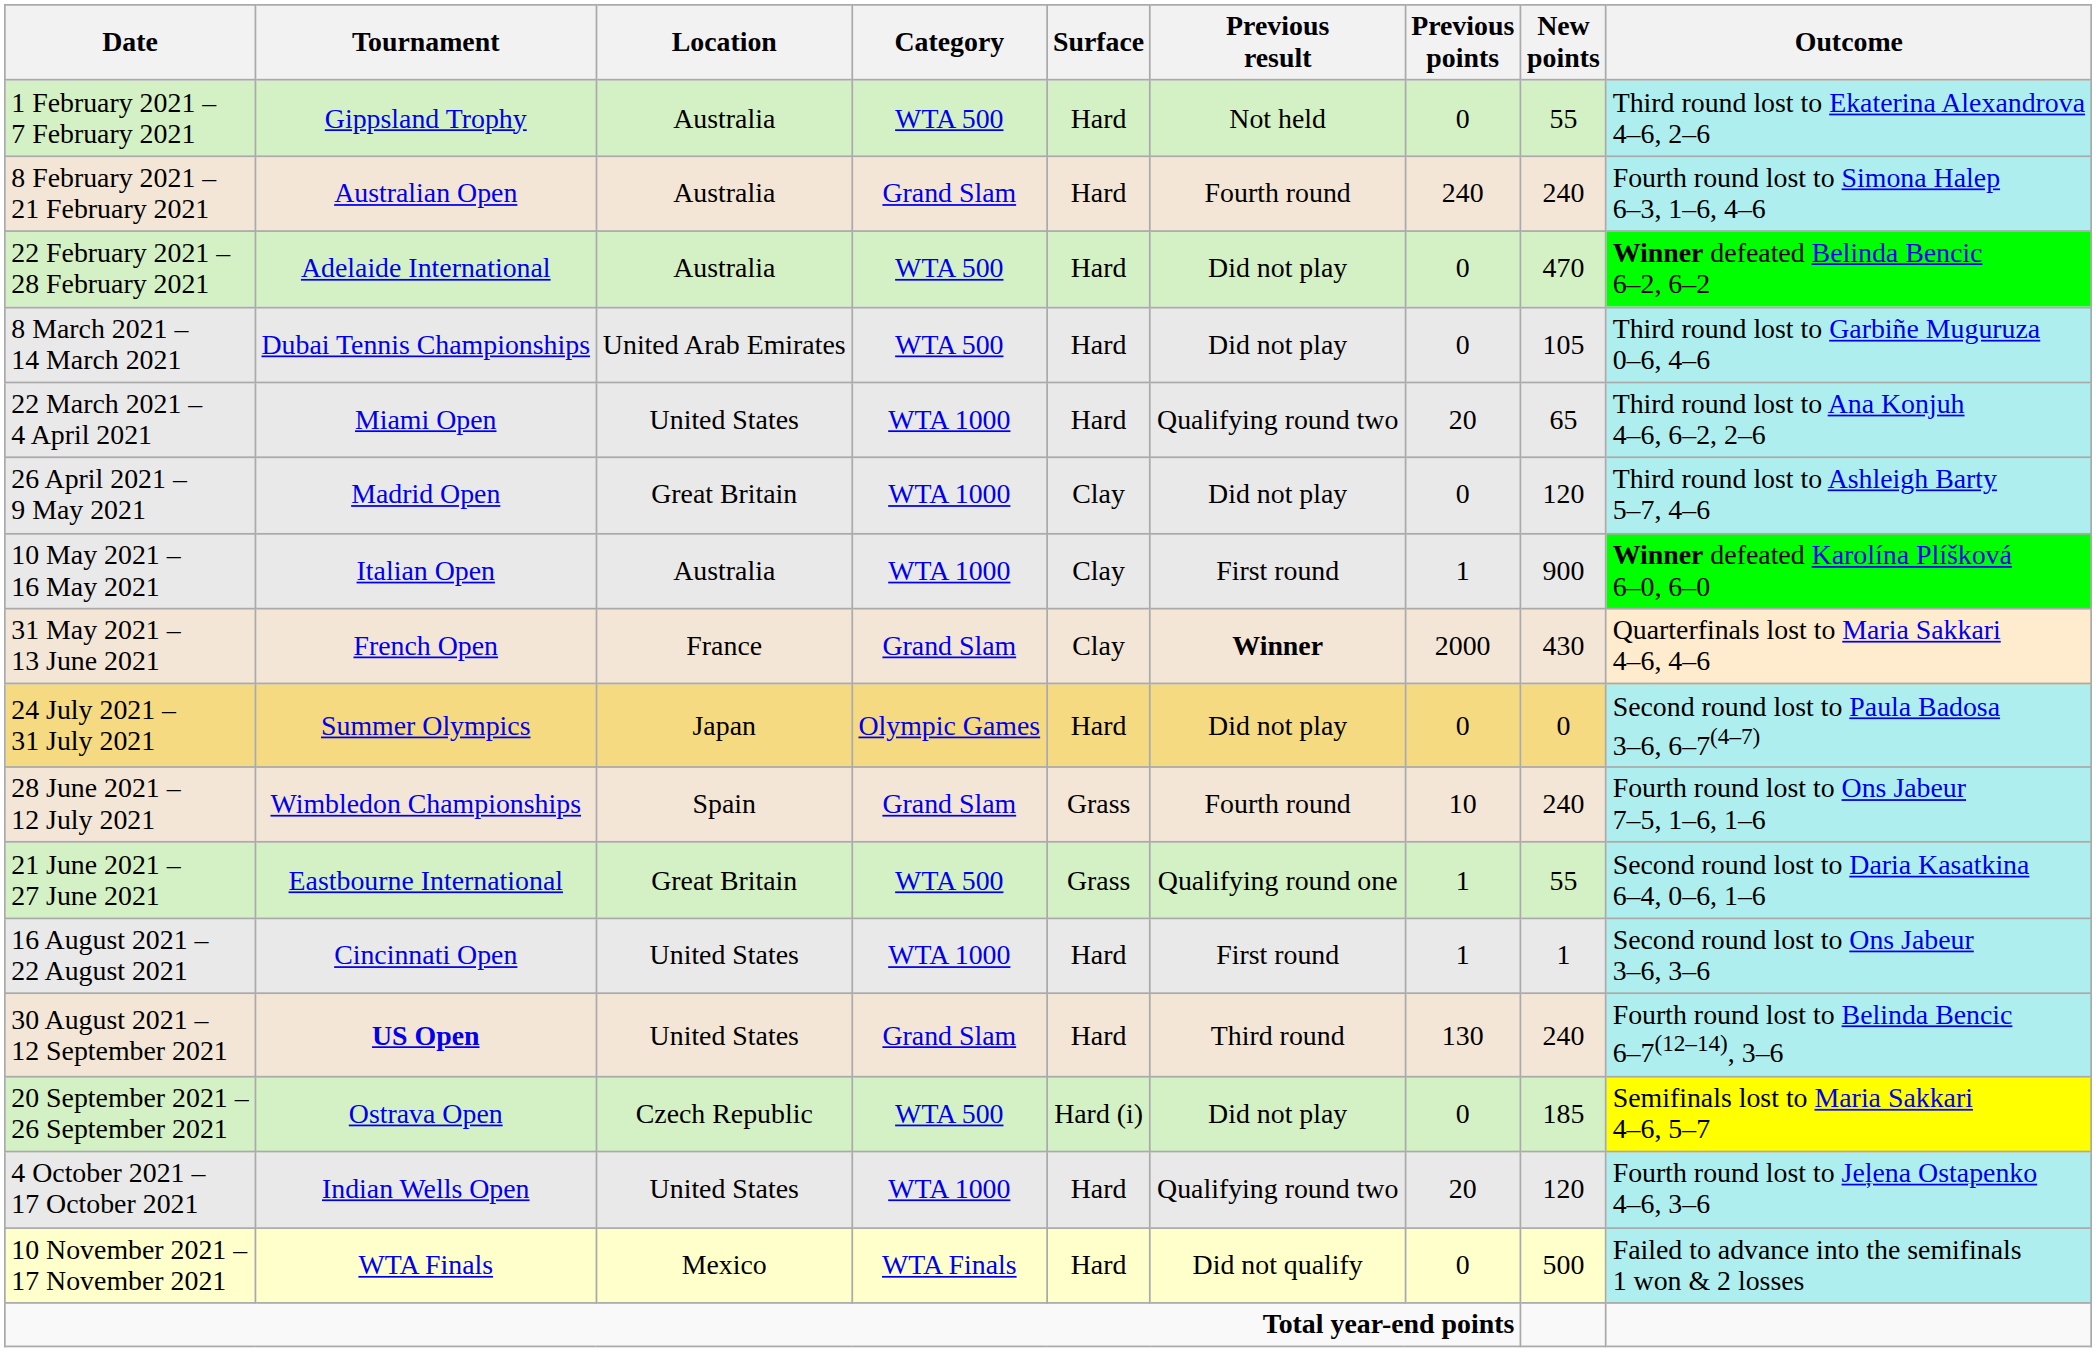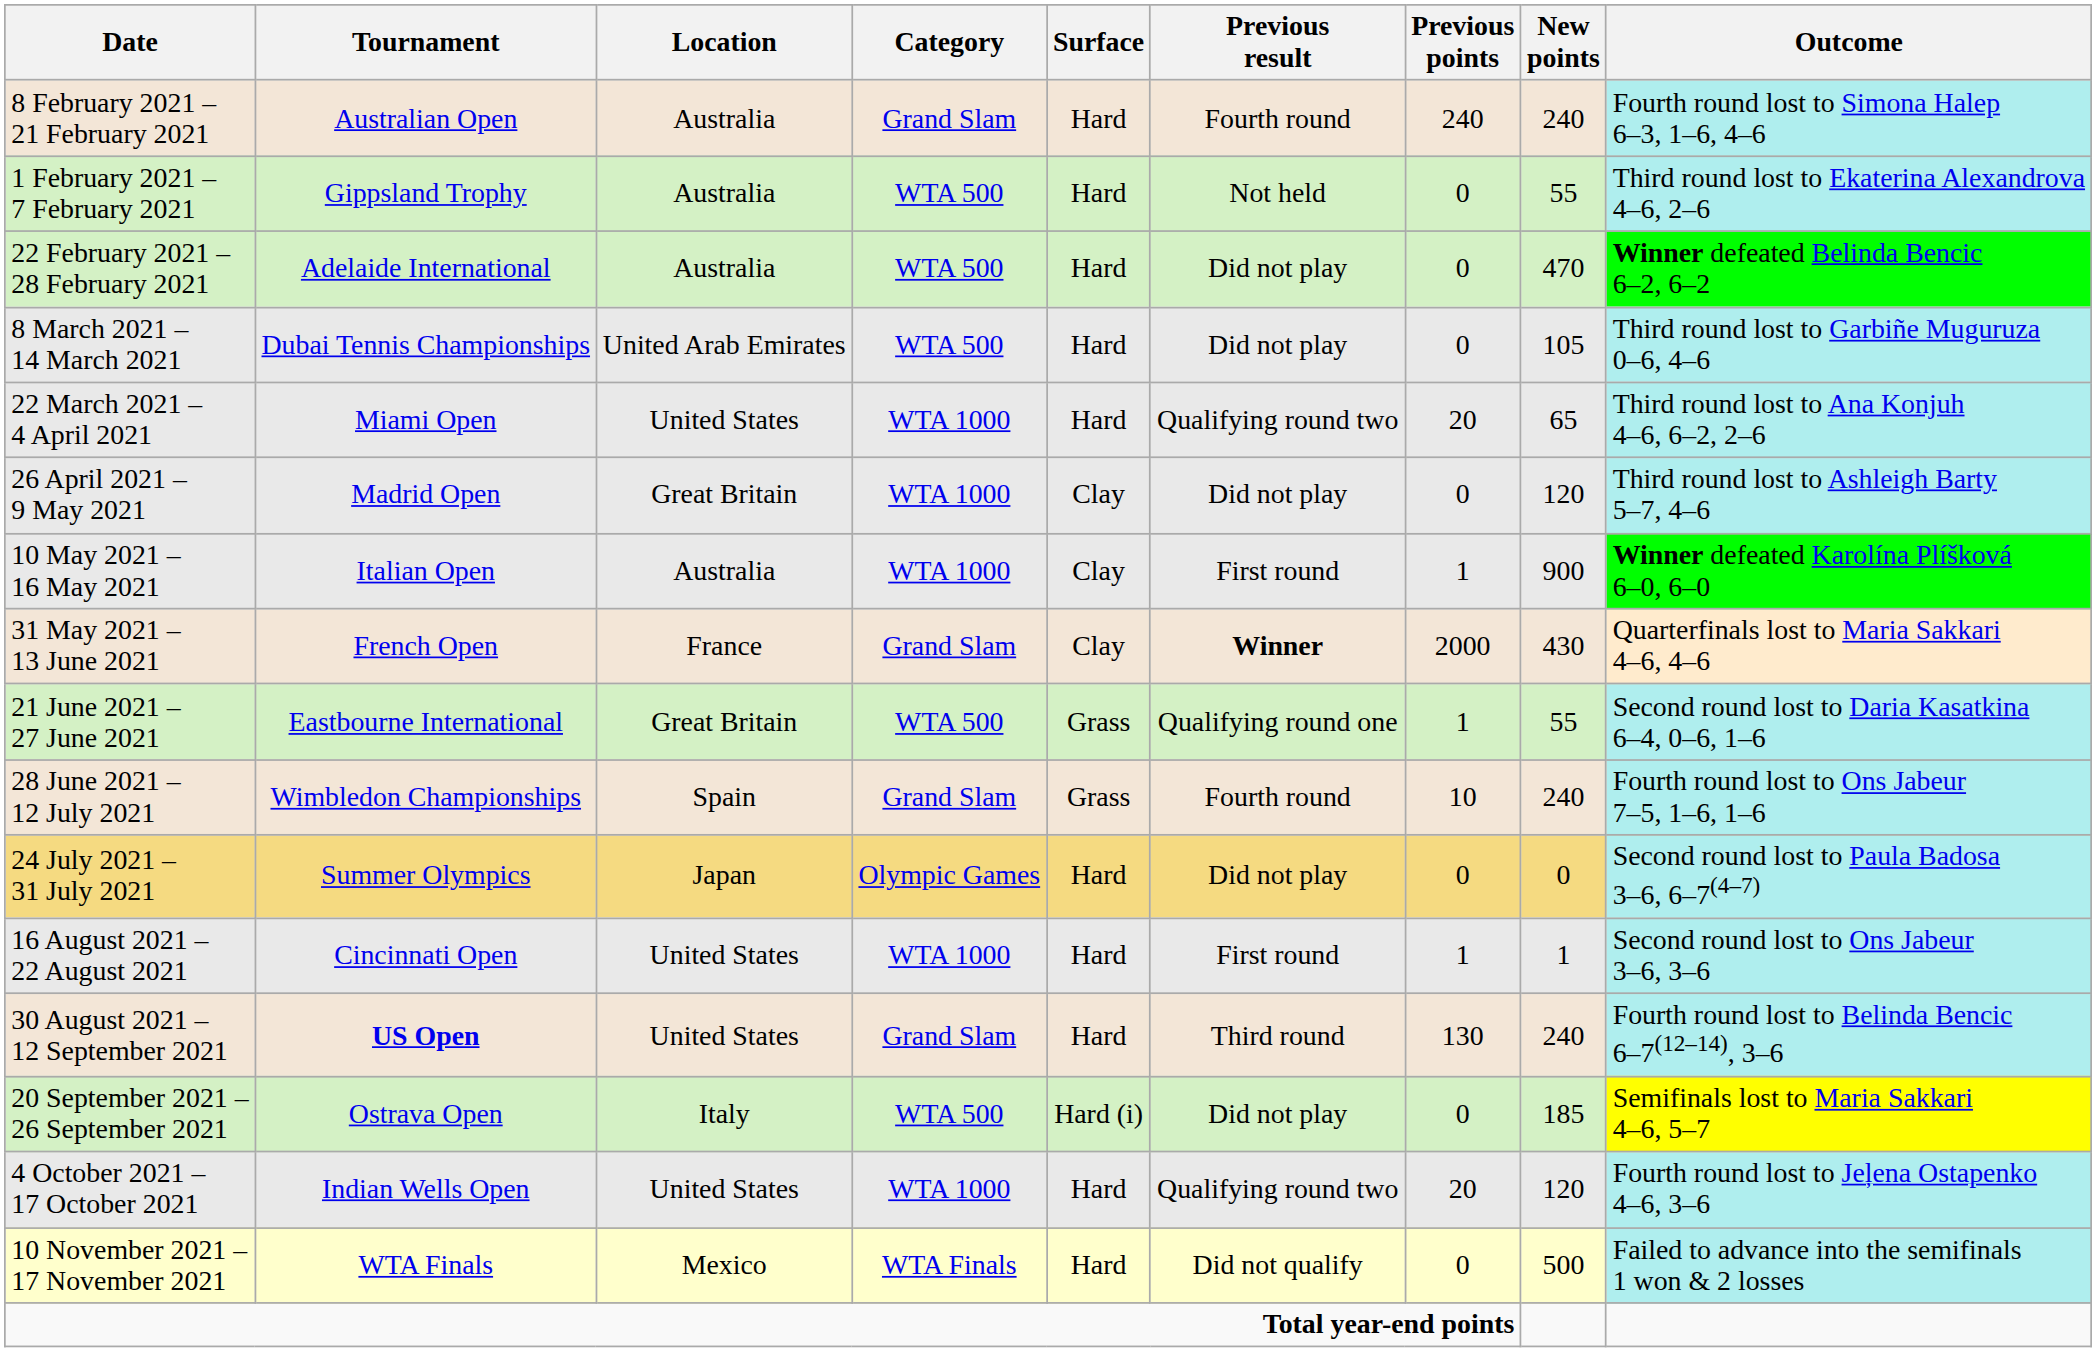rows swapped: (114, 117) <-> (114, 193)
rows swapped: (96, 879) <-> (94, 725)
(724, 1113) Czech Republic -> (724, 1113) Italy
